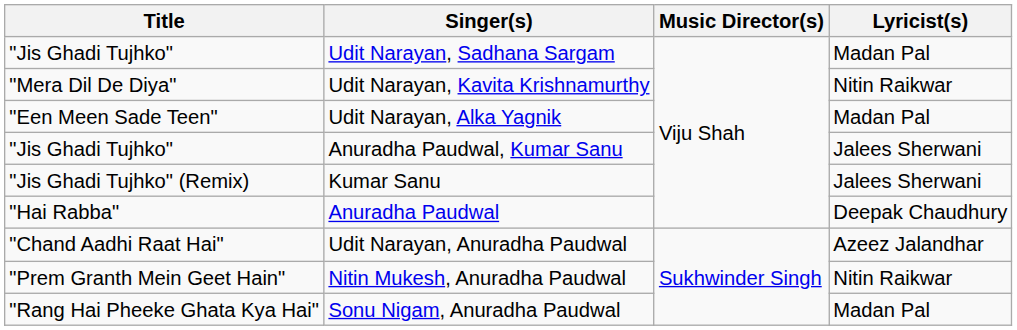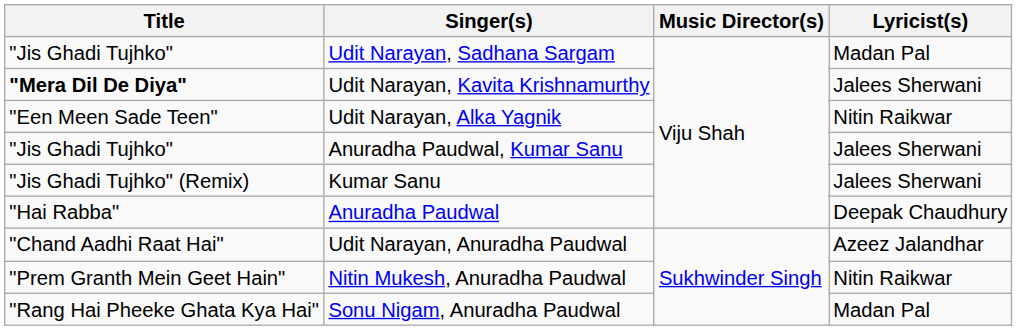(93, 85) normal -> (98, 85) bold
(893, 85) Nitin Raikwar -> (907, 85) Jalees Sherwani
(882, 117) Madan Pal -> (893, 117) Nitin Raikwar
